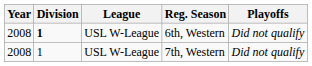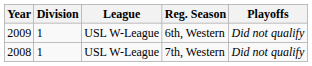(19, 33) 2008 -> (19, 33) 2009
(40, 33) bold -> (40, 33) normal
